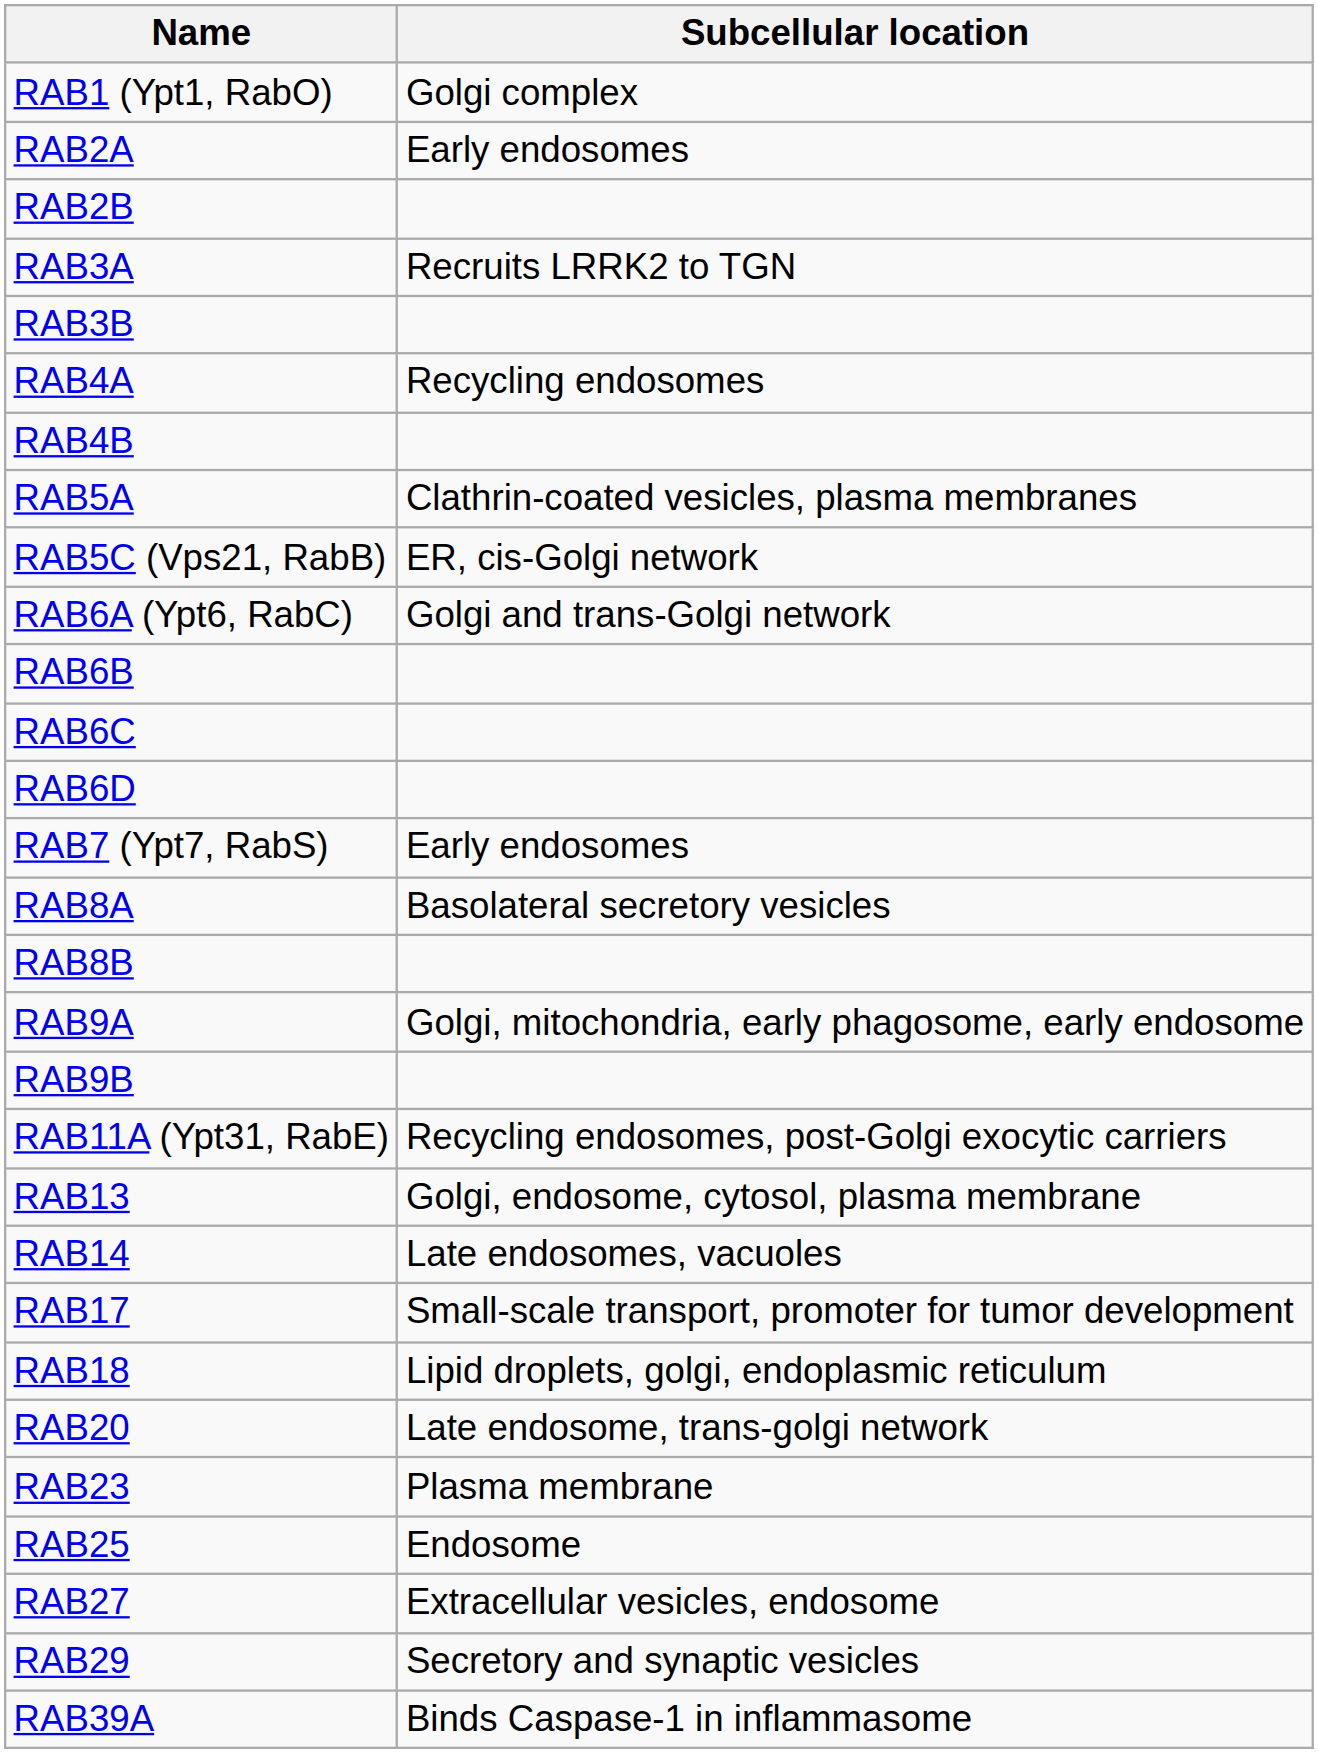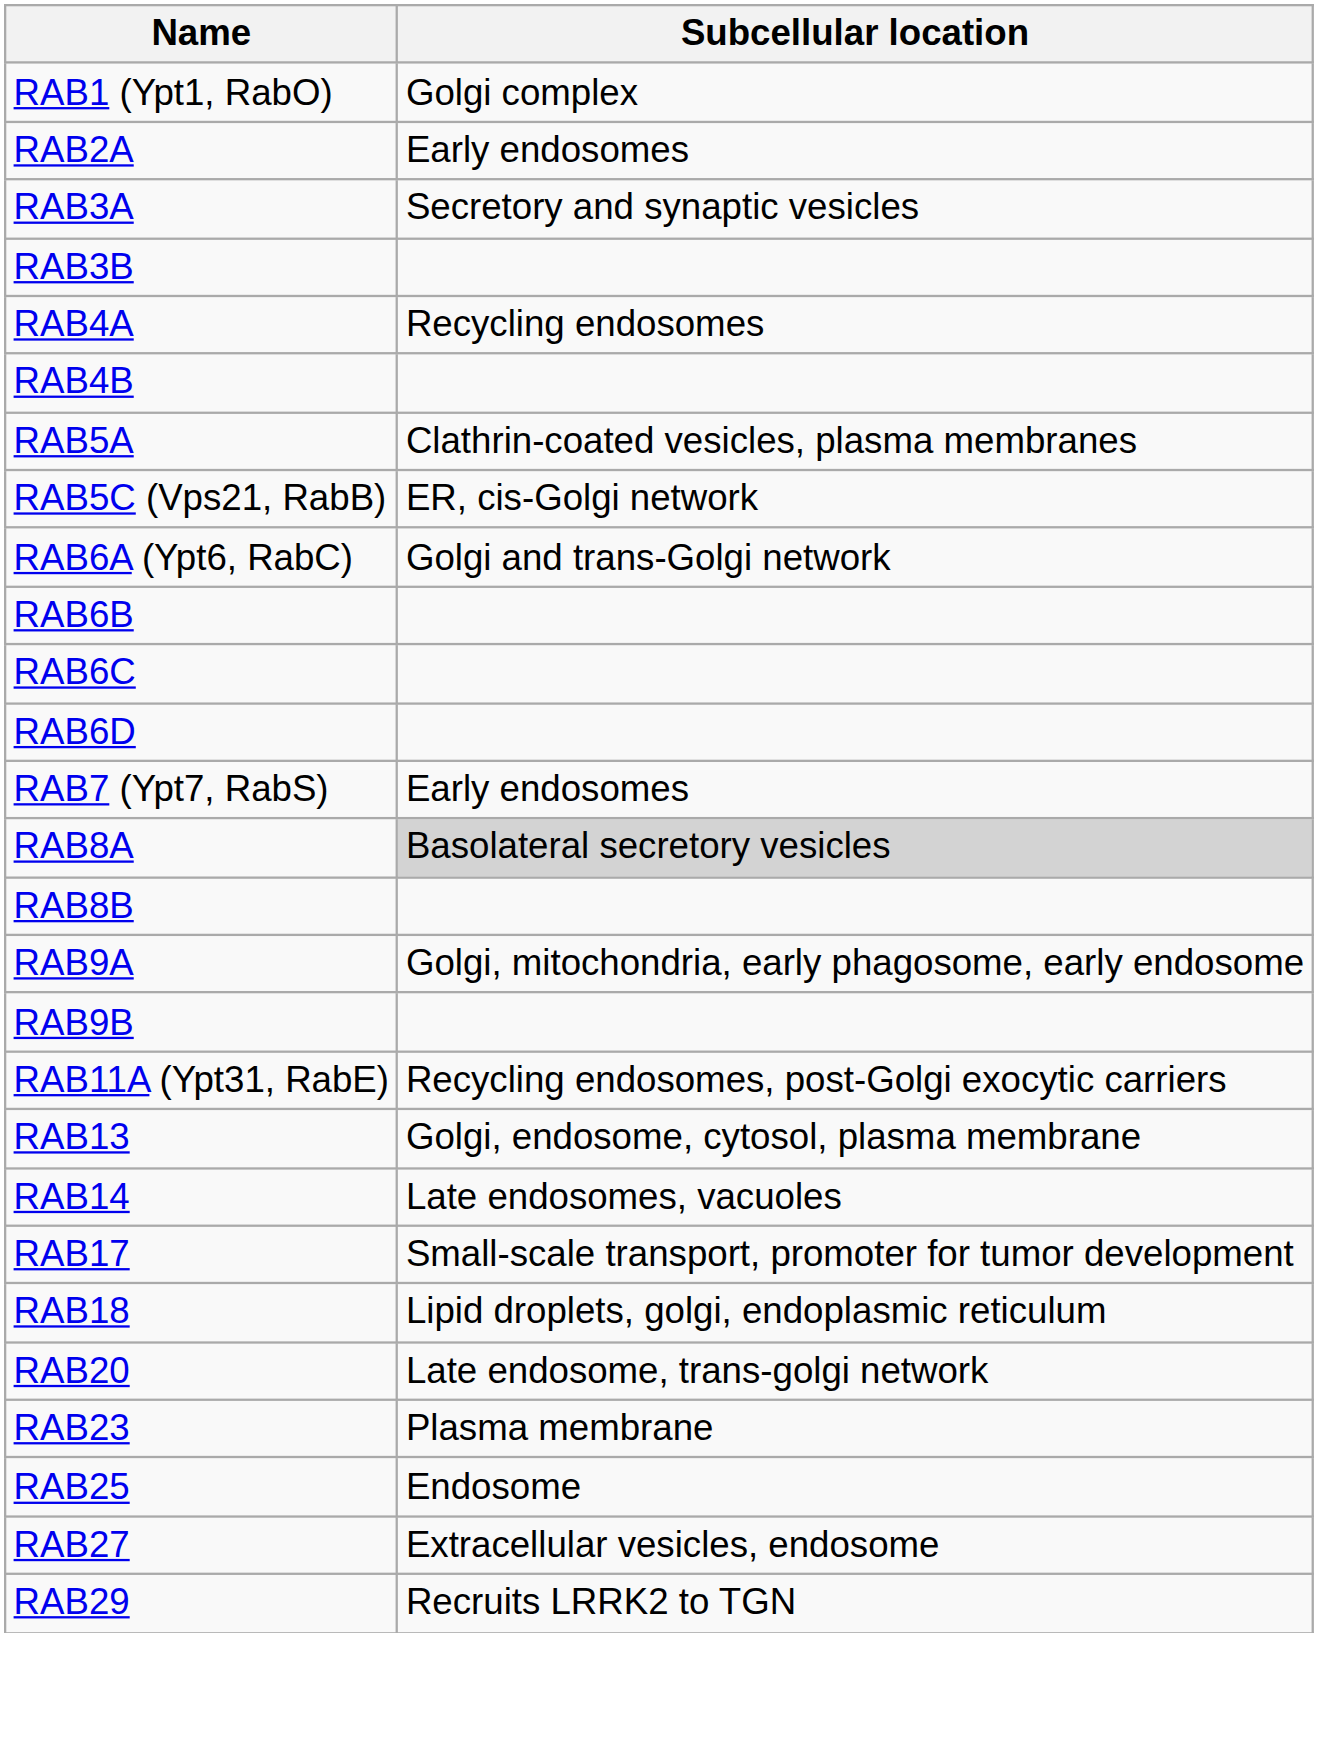- row: (74, 207)
(601, 265) Recruits LRRK2 to TGN -> (663, 207) Secretory and synaptic vesicles
(648, 905) no background -> (648, 847) lightgrey background
(663, 1660) Secretory and synaptic vesicles -> (601, 1602) Recruits LRRK2 to TGN
- row: (84, 1718)
